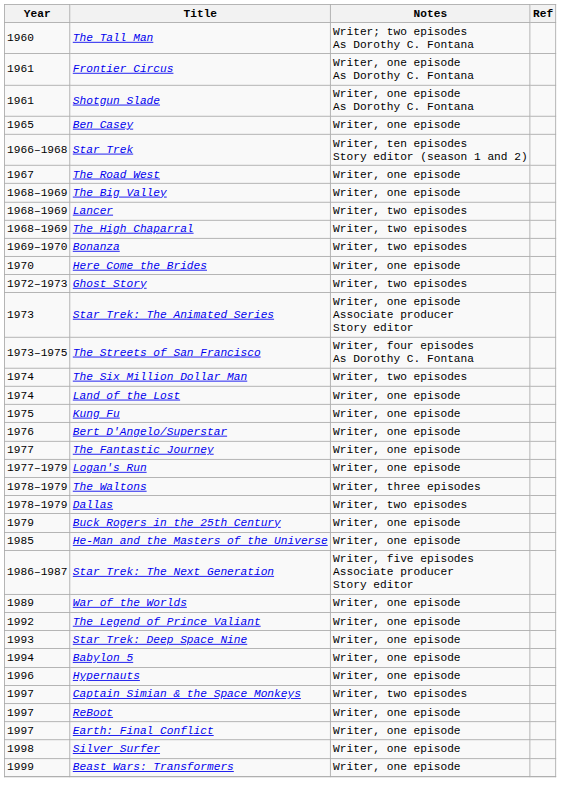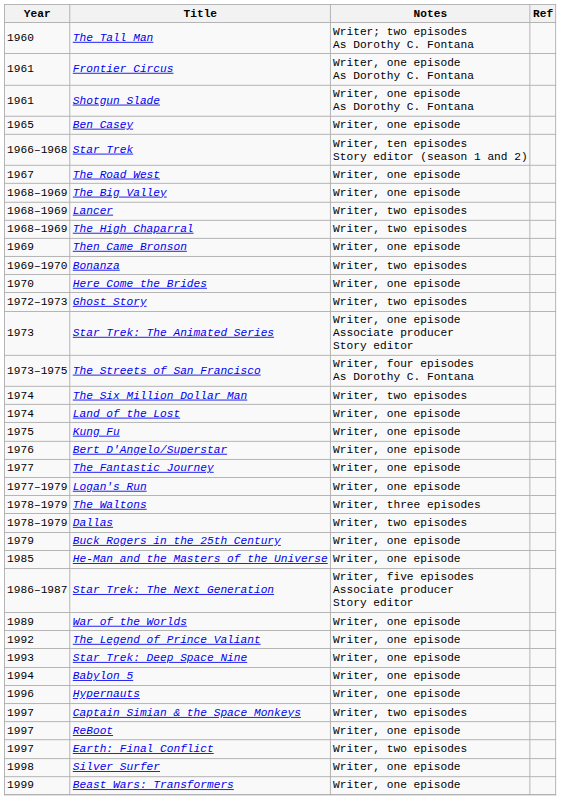+ row: (130, 247)
(397, 731) Writer, one episode -> (400, 749) Writer, two episodes
